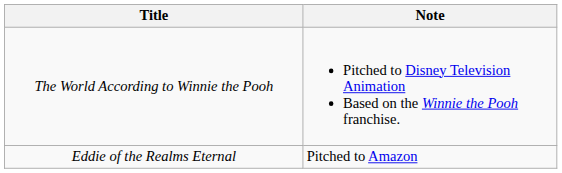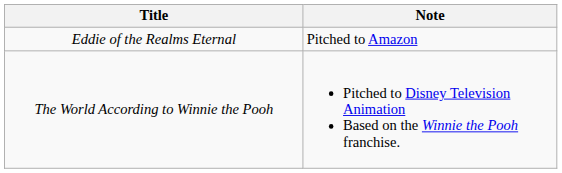rows swapped: (154, 156) <-> (154, 86)
